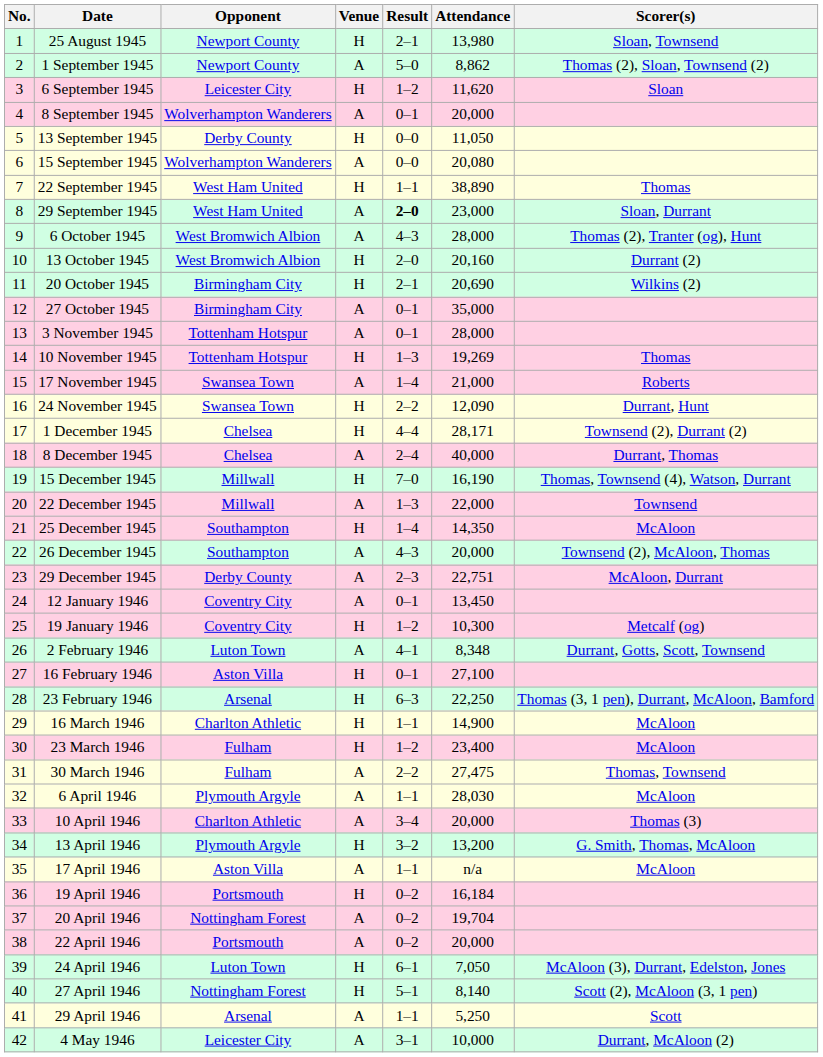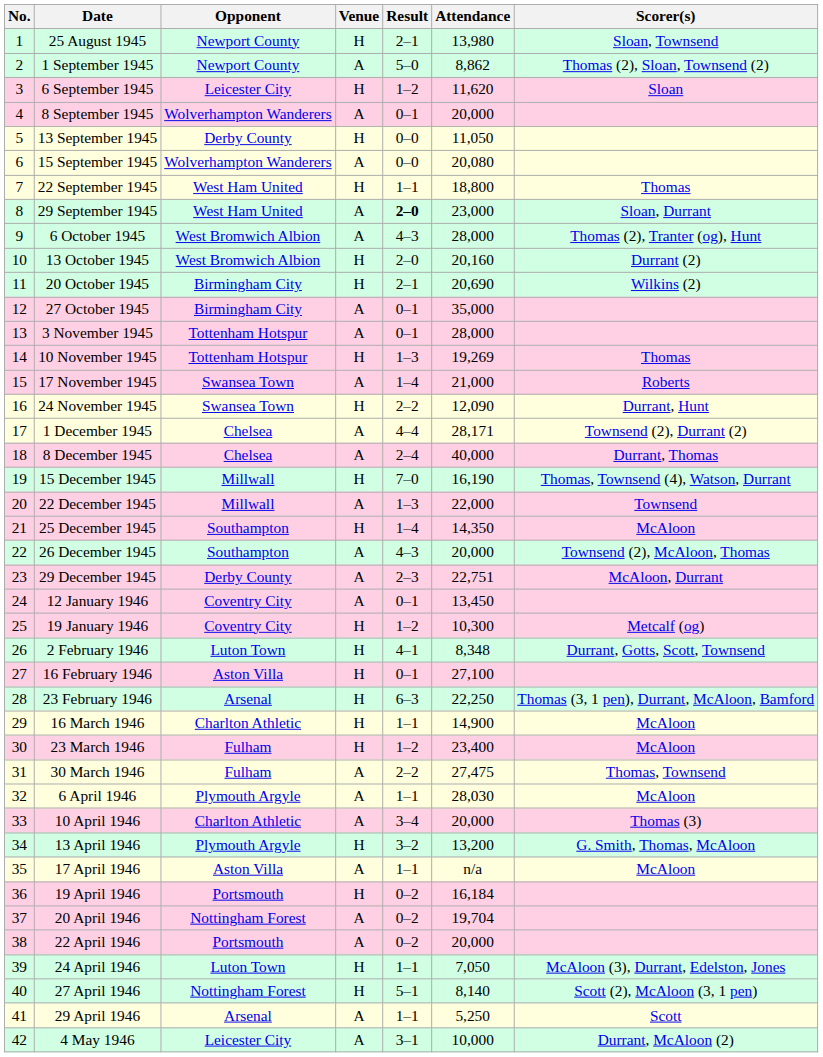(473, 187) 38,890 -> (473, 187) 18,800
(359, 430) H -> (359, 430) A
(359, 650) A -> (359, 650) H
(407, 966) 6–1 -> (407, 966) 1–1
